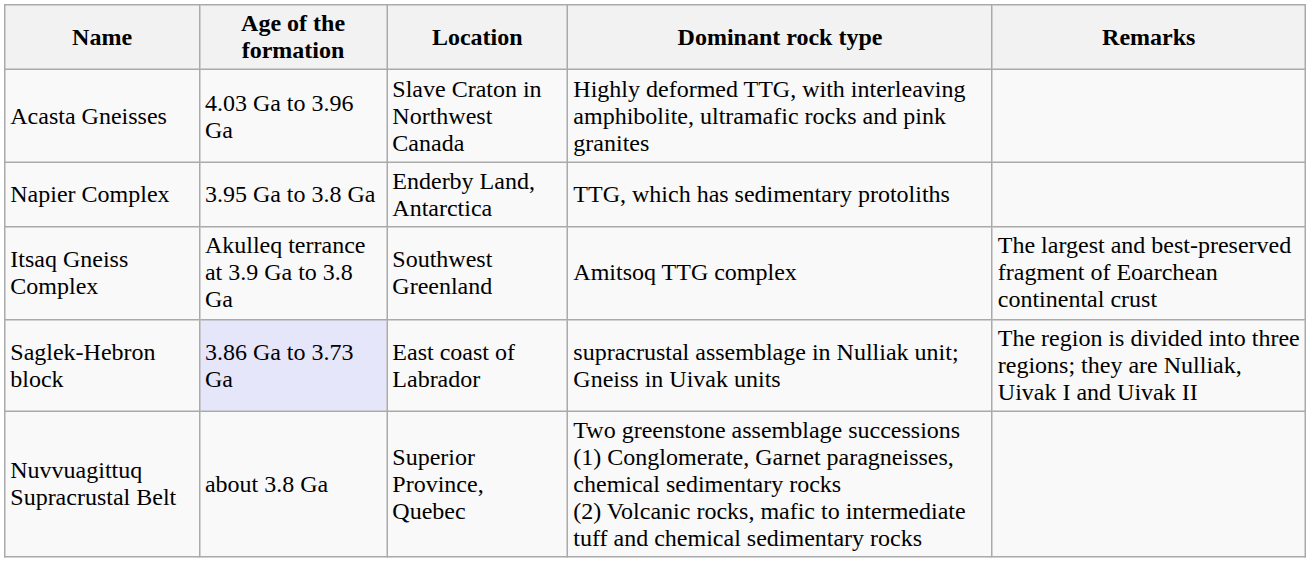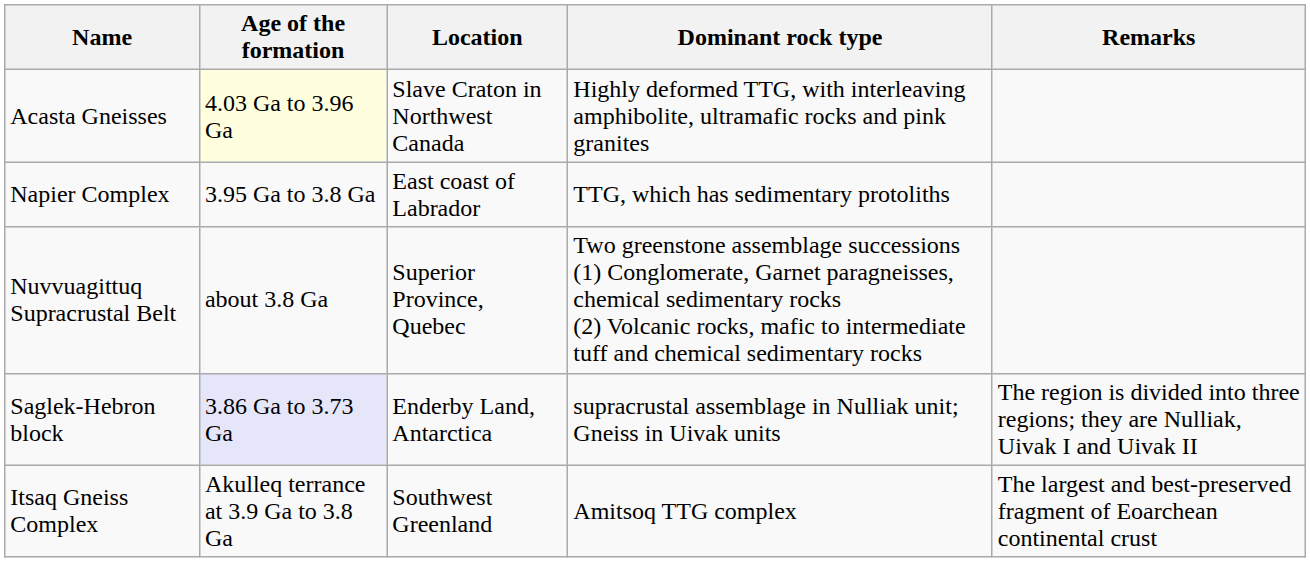(279, 115) no background -> (279, 115) lightyellow background
(464, 194) Enderby Land, Antarctica -> (454, 194) East coast of Labrador
rows swapped: (69, 272) <-> (93, 483)
(454, 364) East coast of Labrador -> (464, 418) Enderby Land, Antarctica
